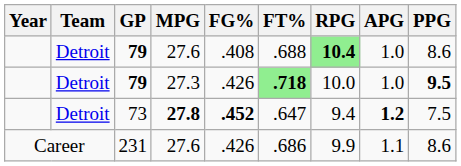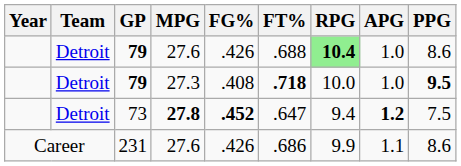(238, 51) .408 -> (238, 51) .426
(238, 83) .426 -> (238, 83) .408
(290, 83) lightgreen background -> (290, 83) no background
